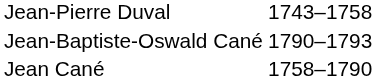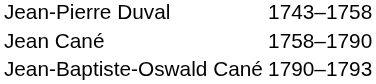rows swapped: (54, 69) <-> (133, 41)
